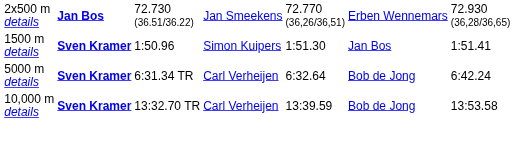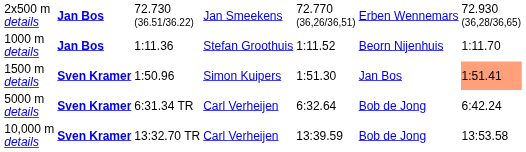+ row: (24, 45)
(471, 45) no background -> (482, 75) lightsalmon background
